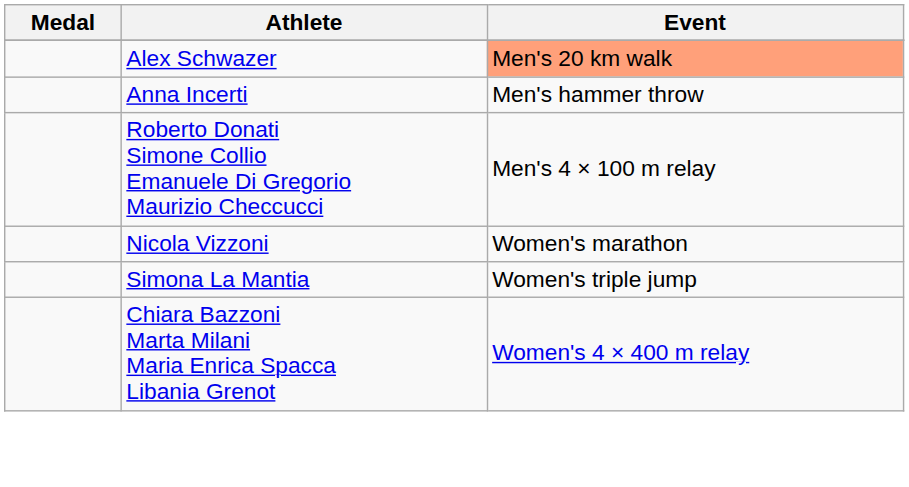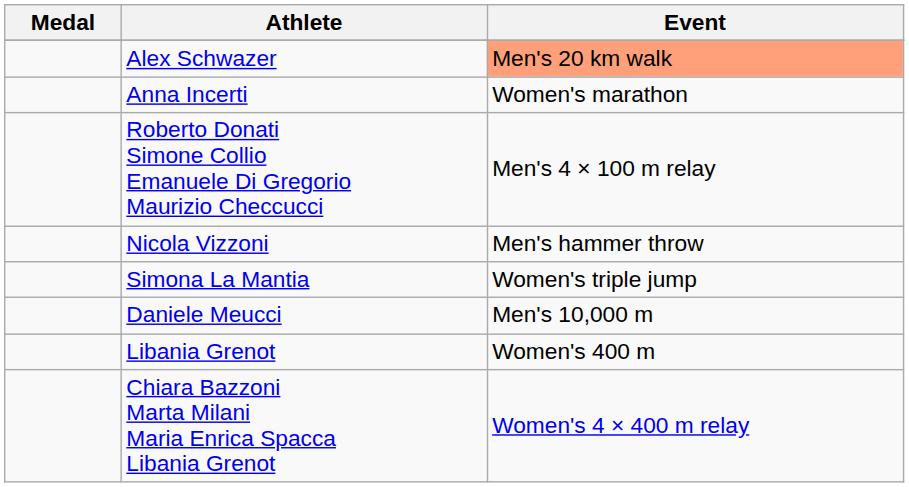(598, 94) Men's hammer throw -> (590, 94) Women's marathon
(590, 243) Women's marathon -> (598, 243) Men's hammer throw
+ row: (204, 315)
+ row: (201, 351)
